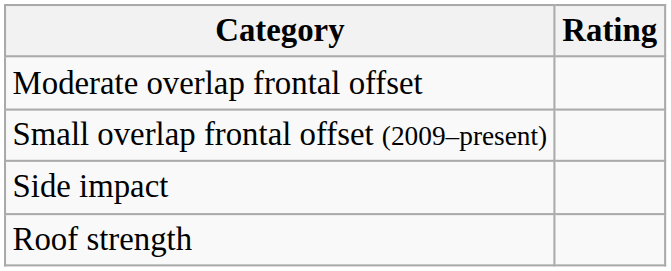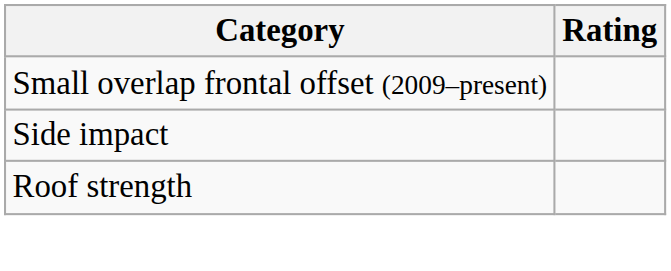- row: (218, 82)
